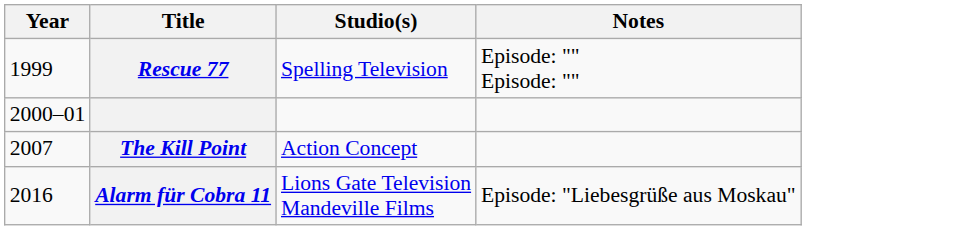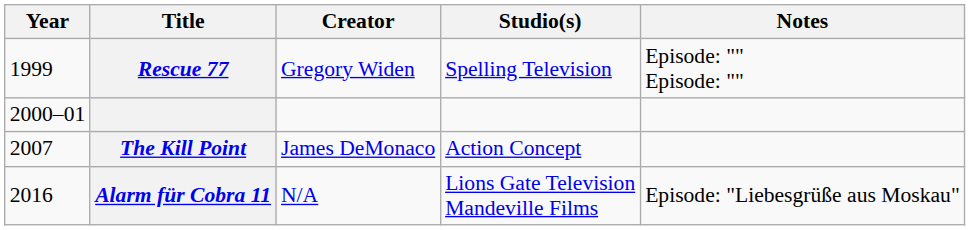+ column: (358, 21)
